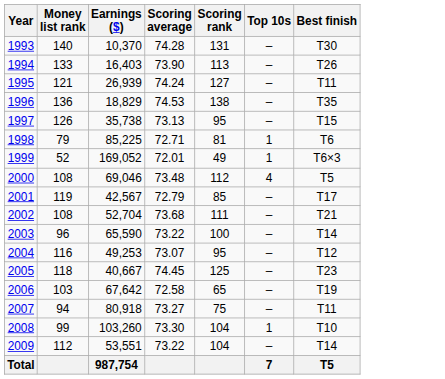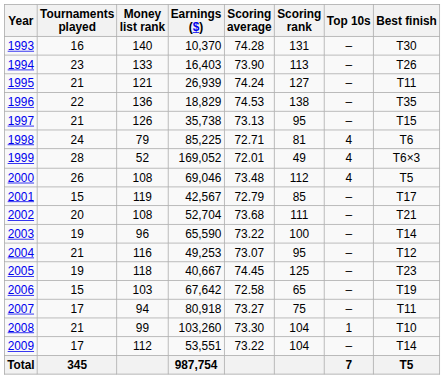+ column: (77, 21)
(269, 140) 1 -> (349, 140) 4
(269, 159) 1 -> (349, 159) 4
